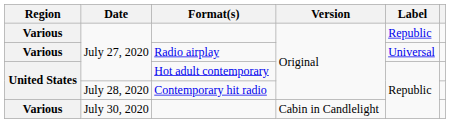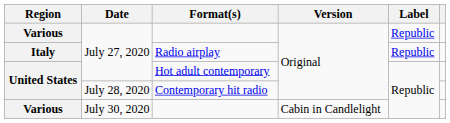(43, 52) Various -> (43, 52) Italy
(411, 52) Universal -> (413, 52) Republic
